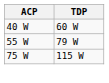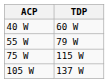+ row: (20, 71)
